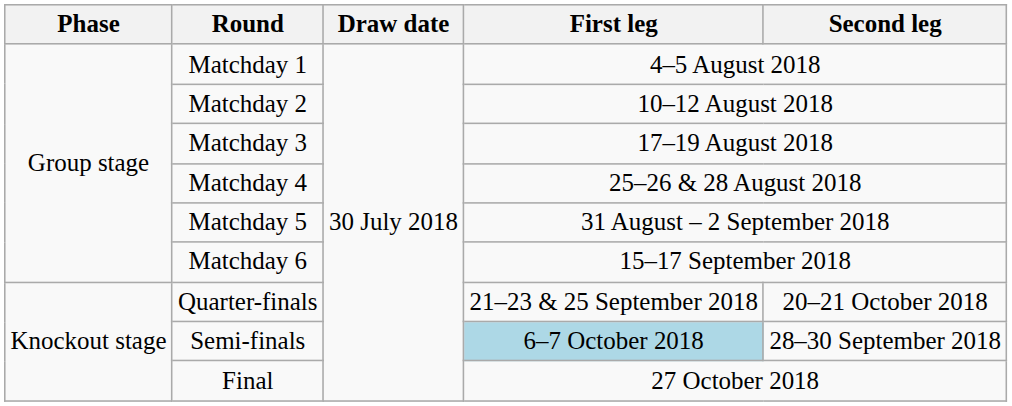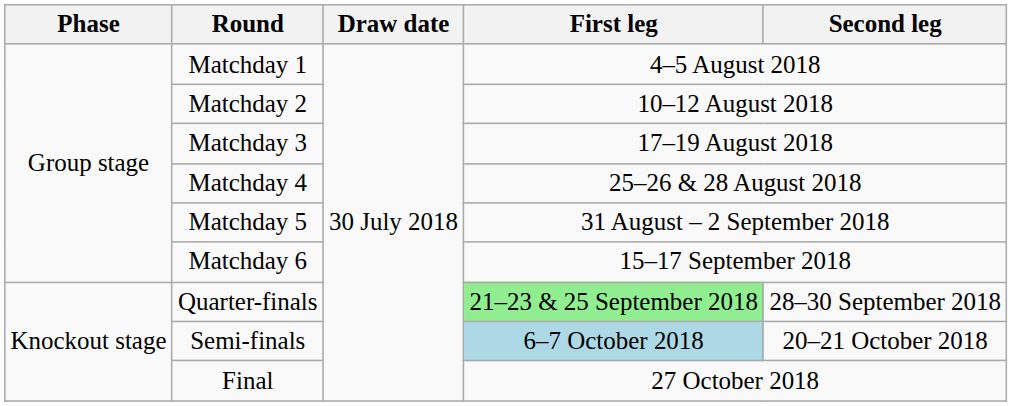(614, 301) no background -> (614, 301) lightgreen background
(885, 301) 20–21 October 2018 -> (885, 301) 28–30 September 2018
(885, 340) 28–30 September 2018 -> (885, 340) 20–21 October 2018
